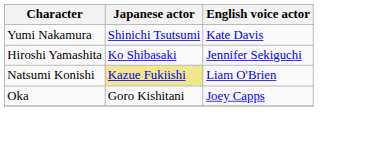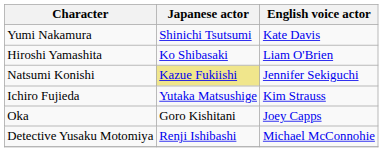(254, 55) Jennifer Sekiguchi -> (298, 55) Liam O'Brien
(241, 75) Liam O'Brien -> (311, 75) Jennifer Sekiguchi
+ row: (43, 95)
+ row: (80, 136)
